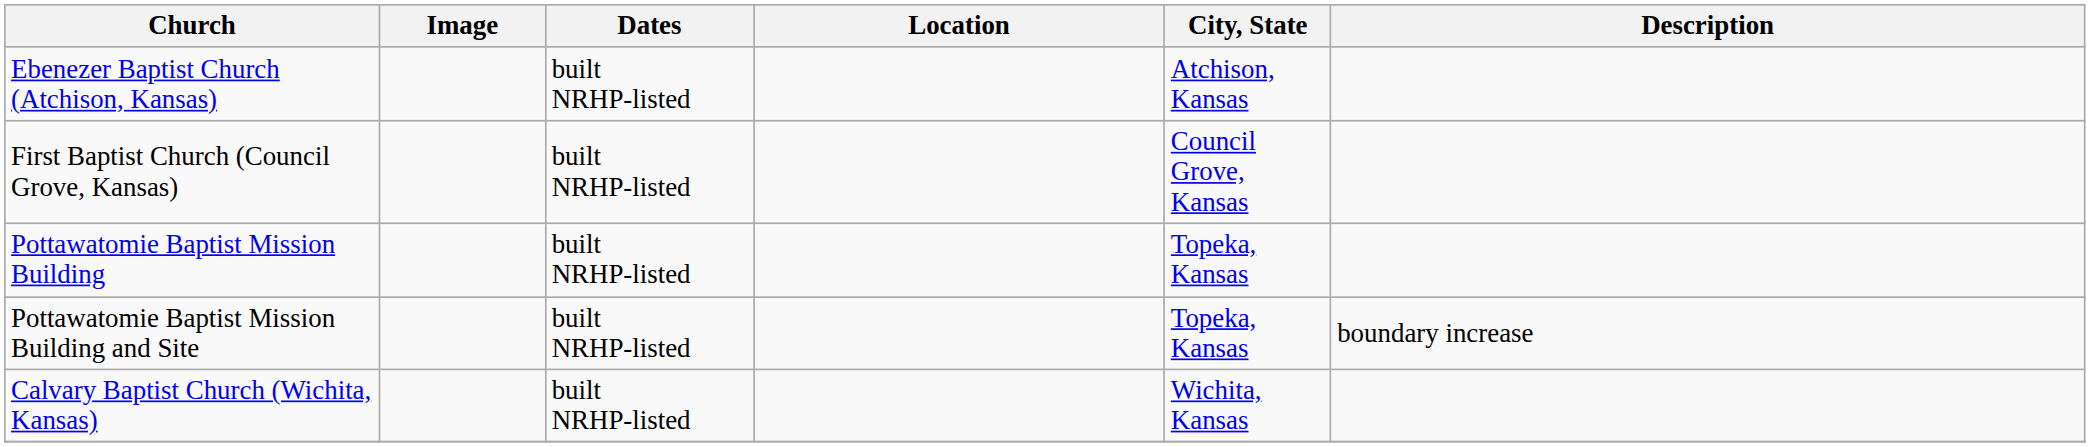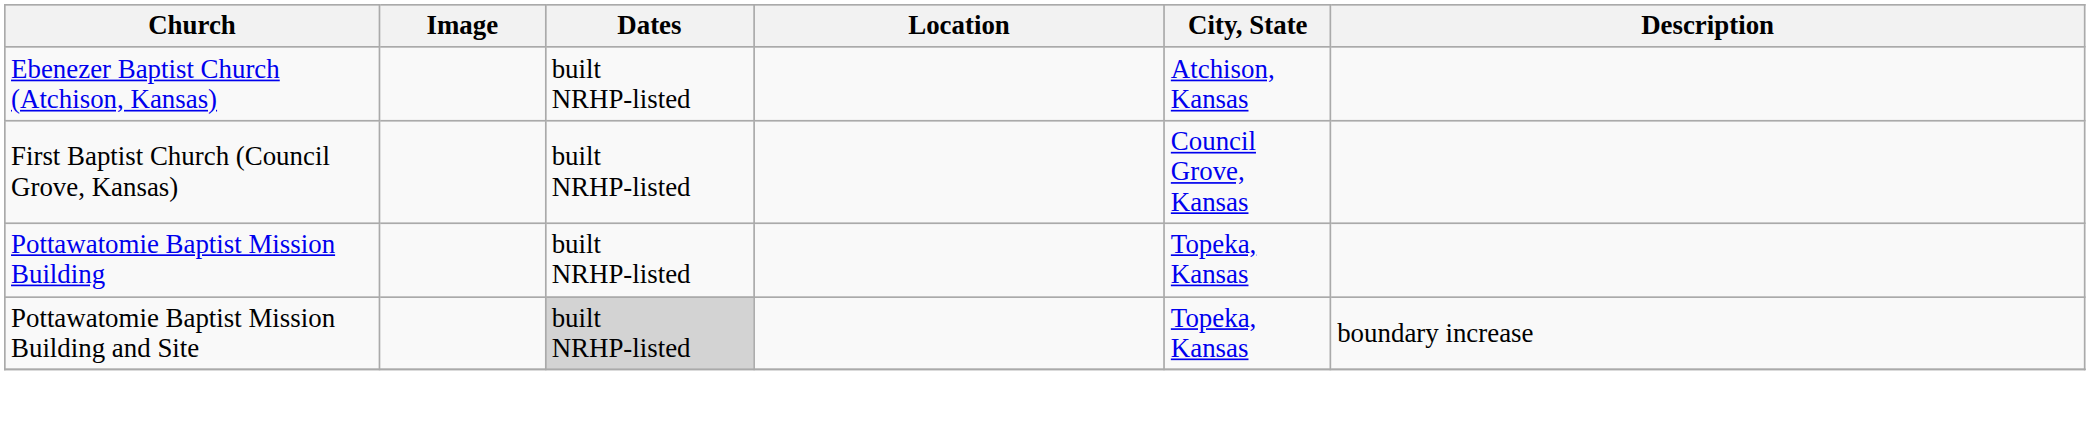(621, 332) no background -> (621, 332) lightgrey background
- row: (191, 405)
